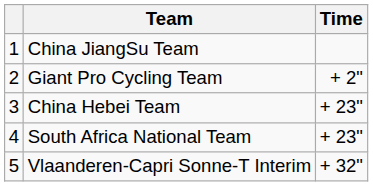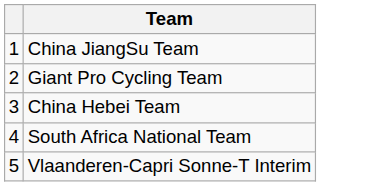- column: (341, 19)
